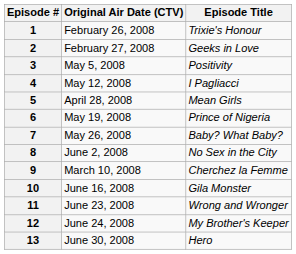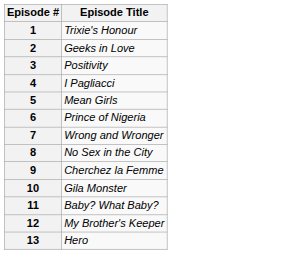- column: (124, 13)
(236, 135) Baby? What Baby? -> (114, 135) Wrong and Wronger
(238, 205) Wrong and Wronger -> (111, 205) Baby? What Baby?
